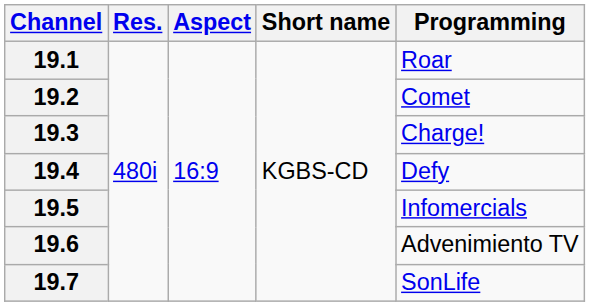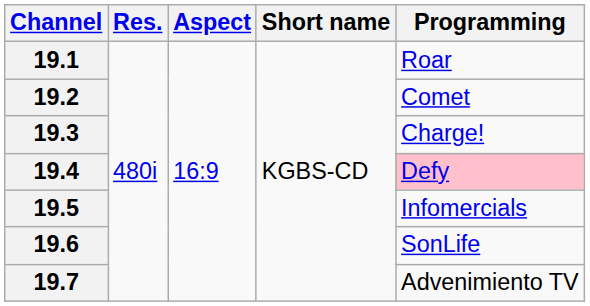(425, 171) no background -> (425, 171) pink background
(490, 245) Advenimiento TV -> (441, 245) SonLife
(441, 282) SonLife -> (490, 282) Advenimiento TV
